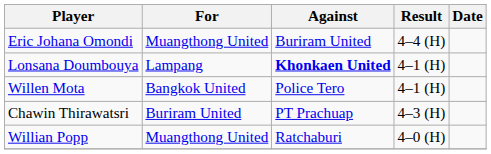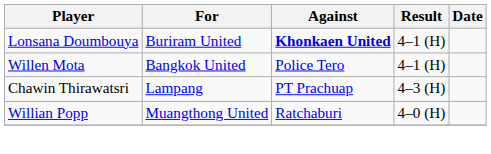- row: (70, 40)
(174, 64) Lampang -> (193, 40) Buriram United
(193, 112) Buriram United -> (174, 88) Lampang
